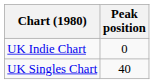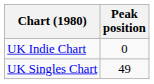(124, 68) 40 -> (124, 68) 49
